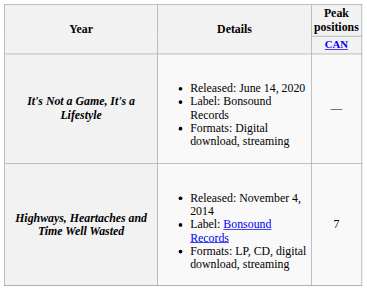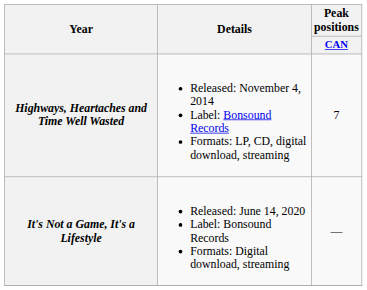rows swapped: (81, 224) <-> (81, 108)
